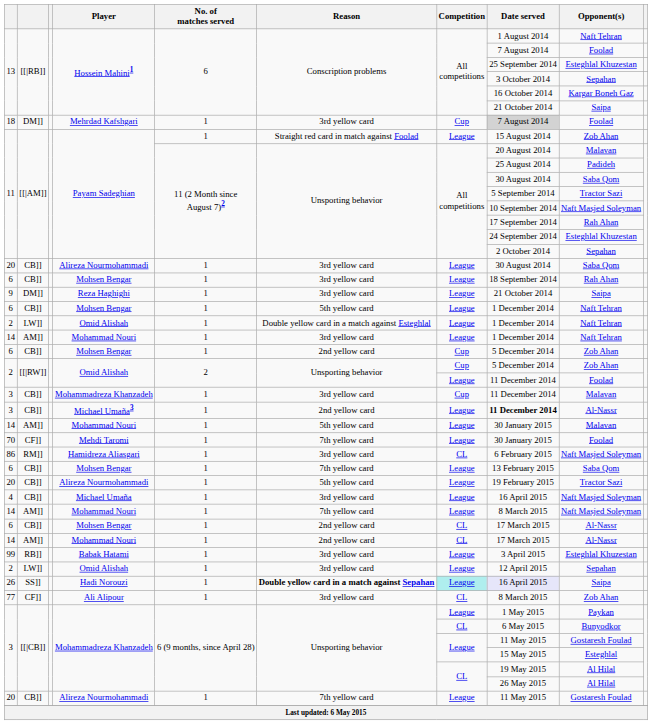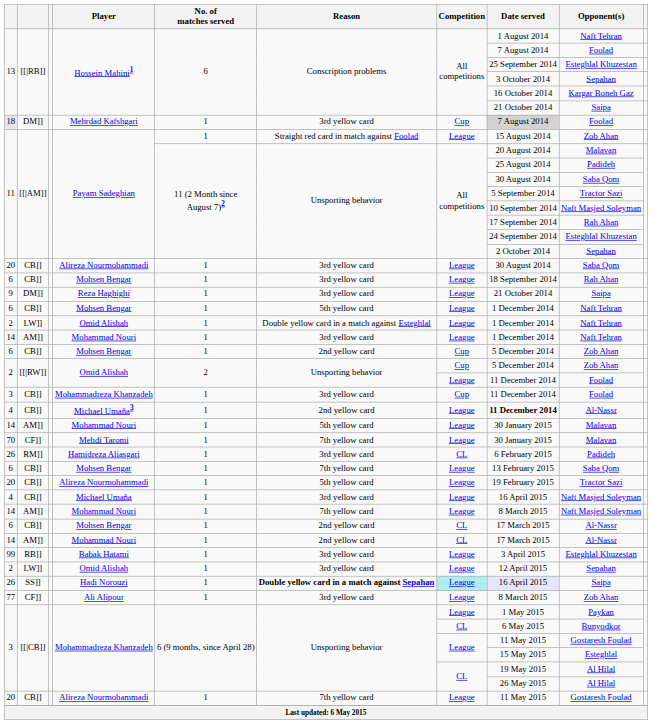(11, 122) no background -> (11, 122) lavender background
(601, 394) Malavan -> (601, 394) Foolad
(11, 410) 3 -> (11, 410) 4
(601, 439) Foolad -> (601, 439) Malavan
(11, 454) 86 -> (11, 454) 26
(601, 454) Naft Masjed Soleyman -> (601, 454) Padideh
(462, 597) CL -> (462, 597) League
